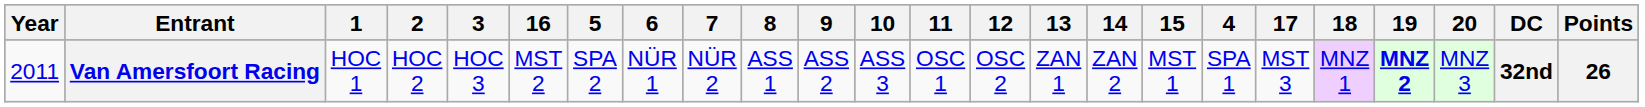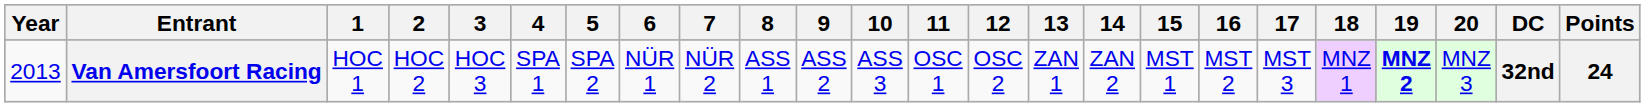columns swapped: (1229, 22) <-> (538, 22)
(35, 71) 2011 -> (35, 71) 2013
(1598, 71) 26 -> (1600, 71) 24
